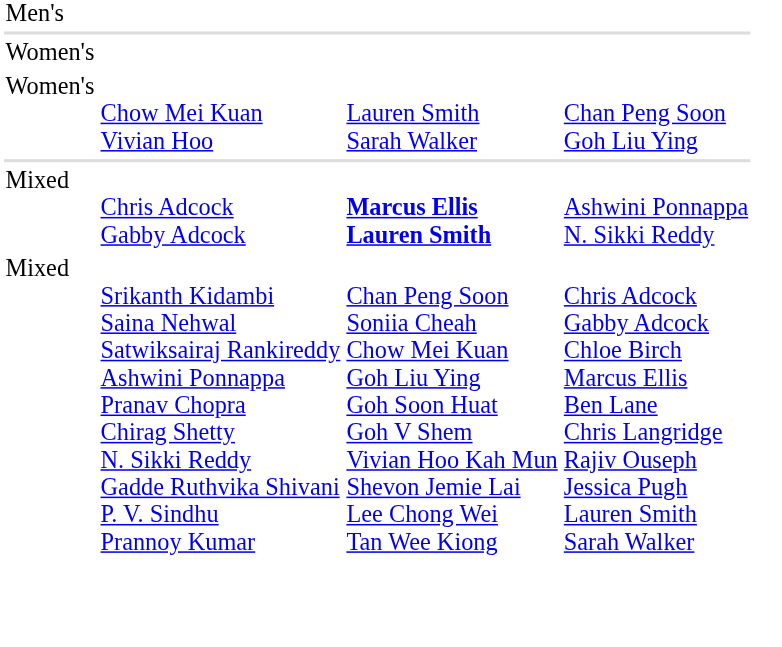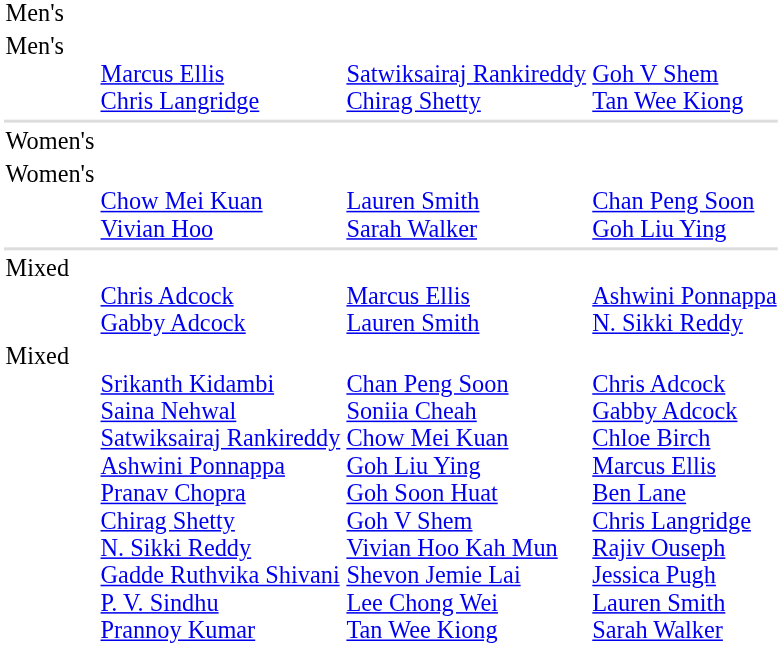+ row: (35, 46)
(419, 221) bold -> (413, 309) normal
